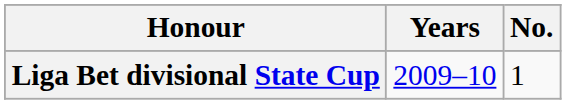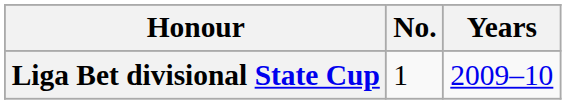columns swapped: (532, 27) <-> (445, 27)
